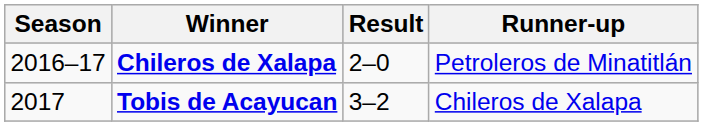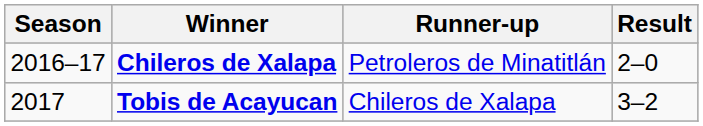columns swapped: (563, 23) <-> (386, 23)
